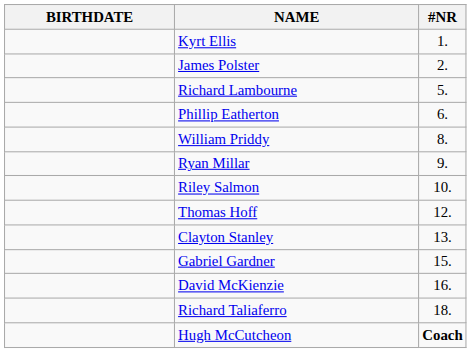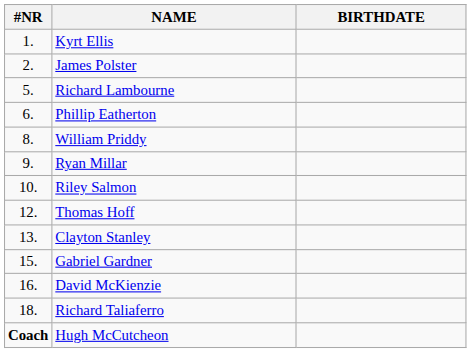columns swapped: (443, 17) <-> (90, 17)
